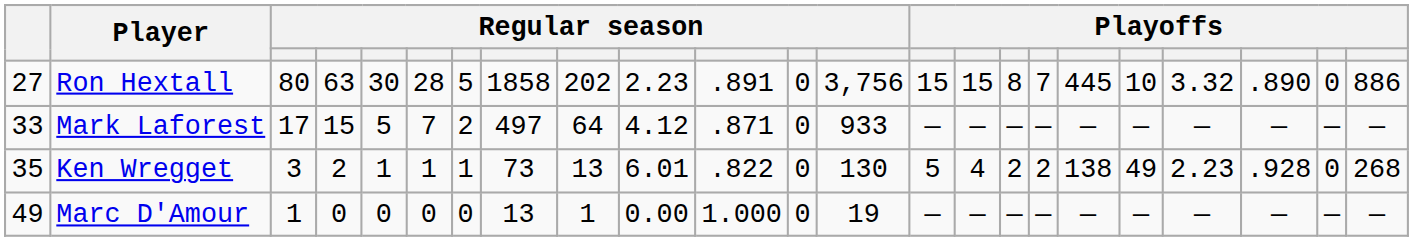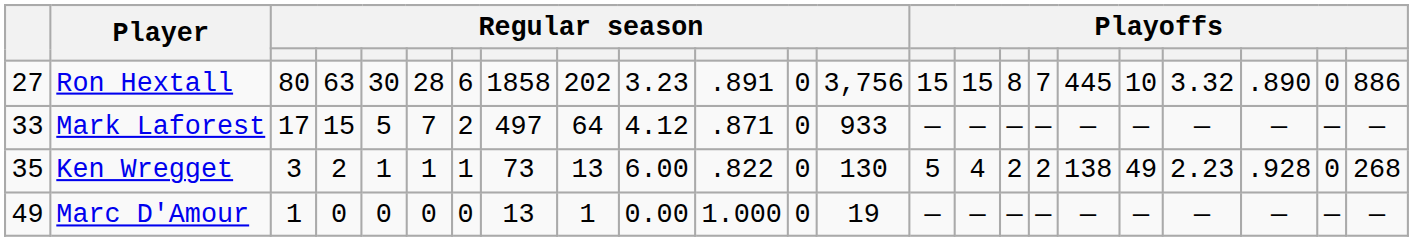(466, 83) 5 -> (466, 83) 6
(657, 83) 2.23 -> (657, 83) 3.23
(657, 171) 6.01 -> (657, 171) 6.00
